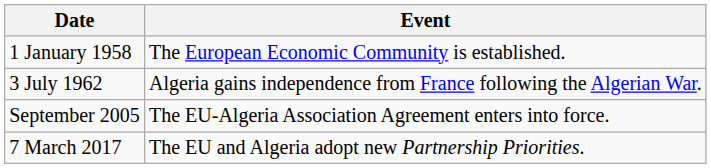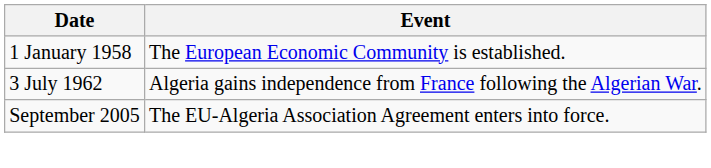- row: (65, 147)
